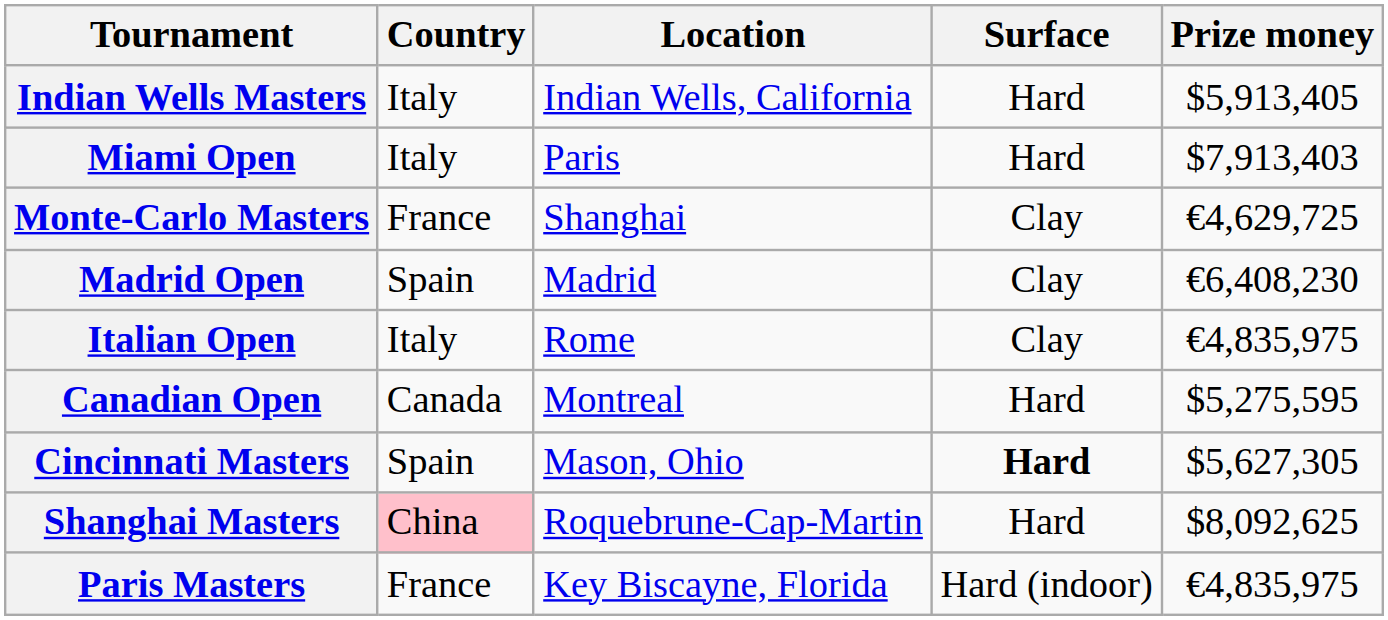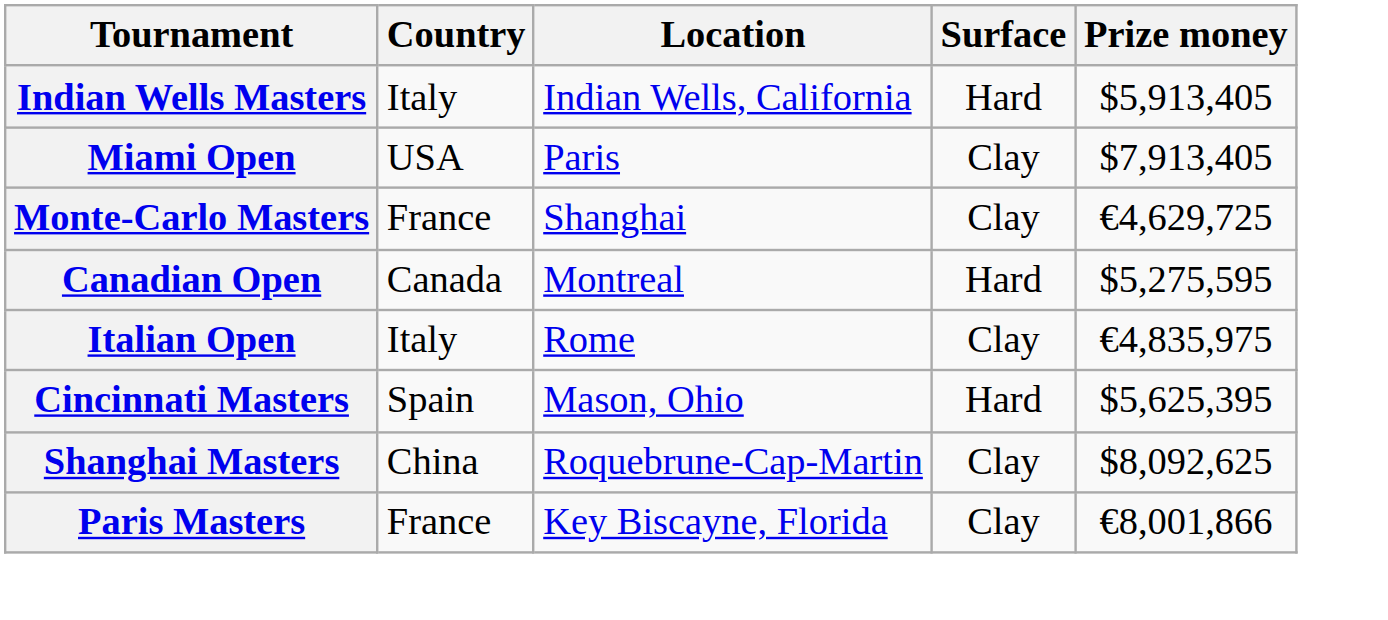(422, 156) Italy -> (425, 156) USA
(1047, 156) Hard -> (1003, 156) Clay
(1272, 156) $7,913,403 -> (1186, 156) $7,913,405
- row: (192, 278)
rows swapped: (192, 339) <-> (192, 400)
(1047, 461) bold -> (1003, 400) normal
(1272, 461) $5,627,305 -> (1186, 400) $5,625,395
(433, 522) pink background -> (433, 461) no background
(1047, 522) Hard -> (1003, 461) Clay
(1047, 583) Hard (indoor) -> (1003, 522) Clay
(1272, 583) €4,835,975 -> (1186, 522) €8,001,866
